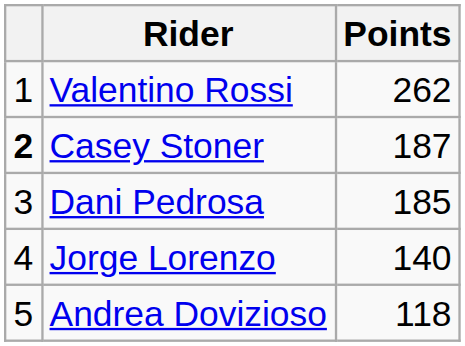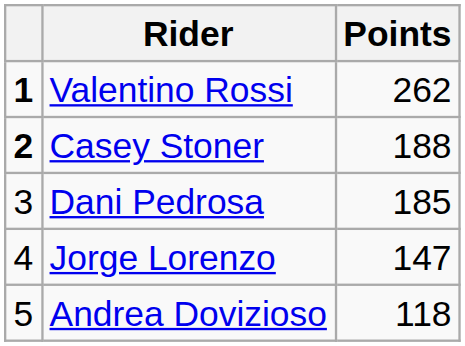(23, 89) normal -> (23, 89) bold
(422, 146) 187 -> (422, 146) 188
(422, 258) 140 -> (422, 258) 147
